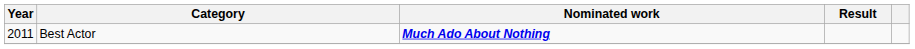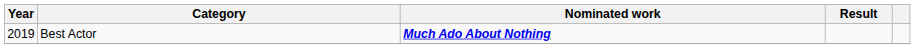(20, 33) 2011 -> (21, 33) 2019
